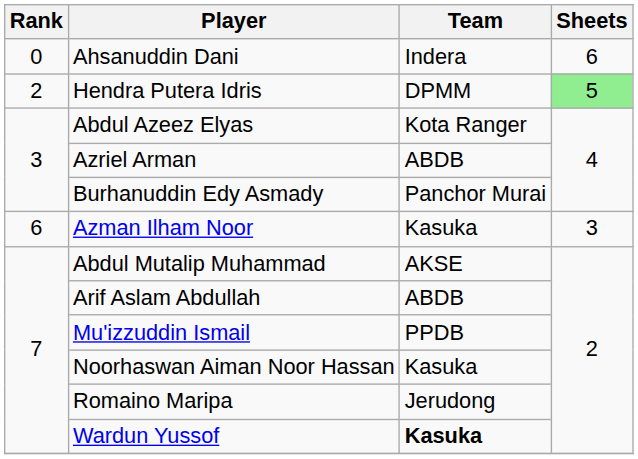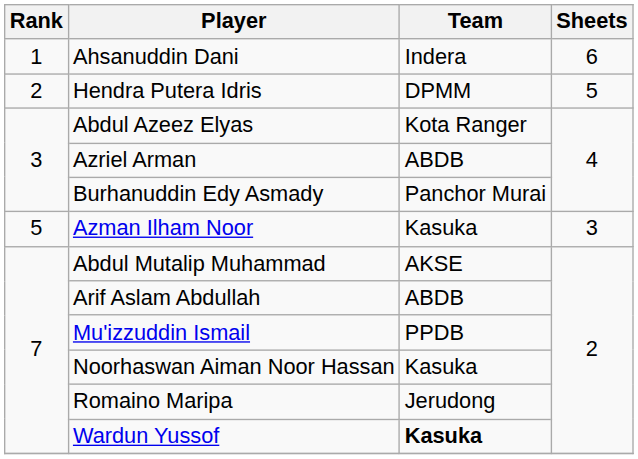(36, 56) 0 -> (36, 56) 1
(592, 90) lightgreen background -> (592, 90) no background
(36, 228) 6 -> (36, 228) 5
